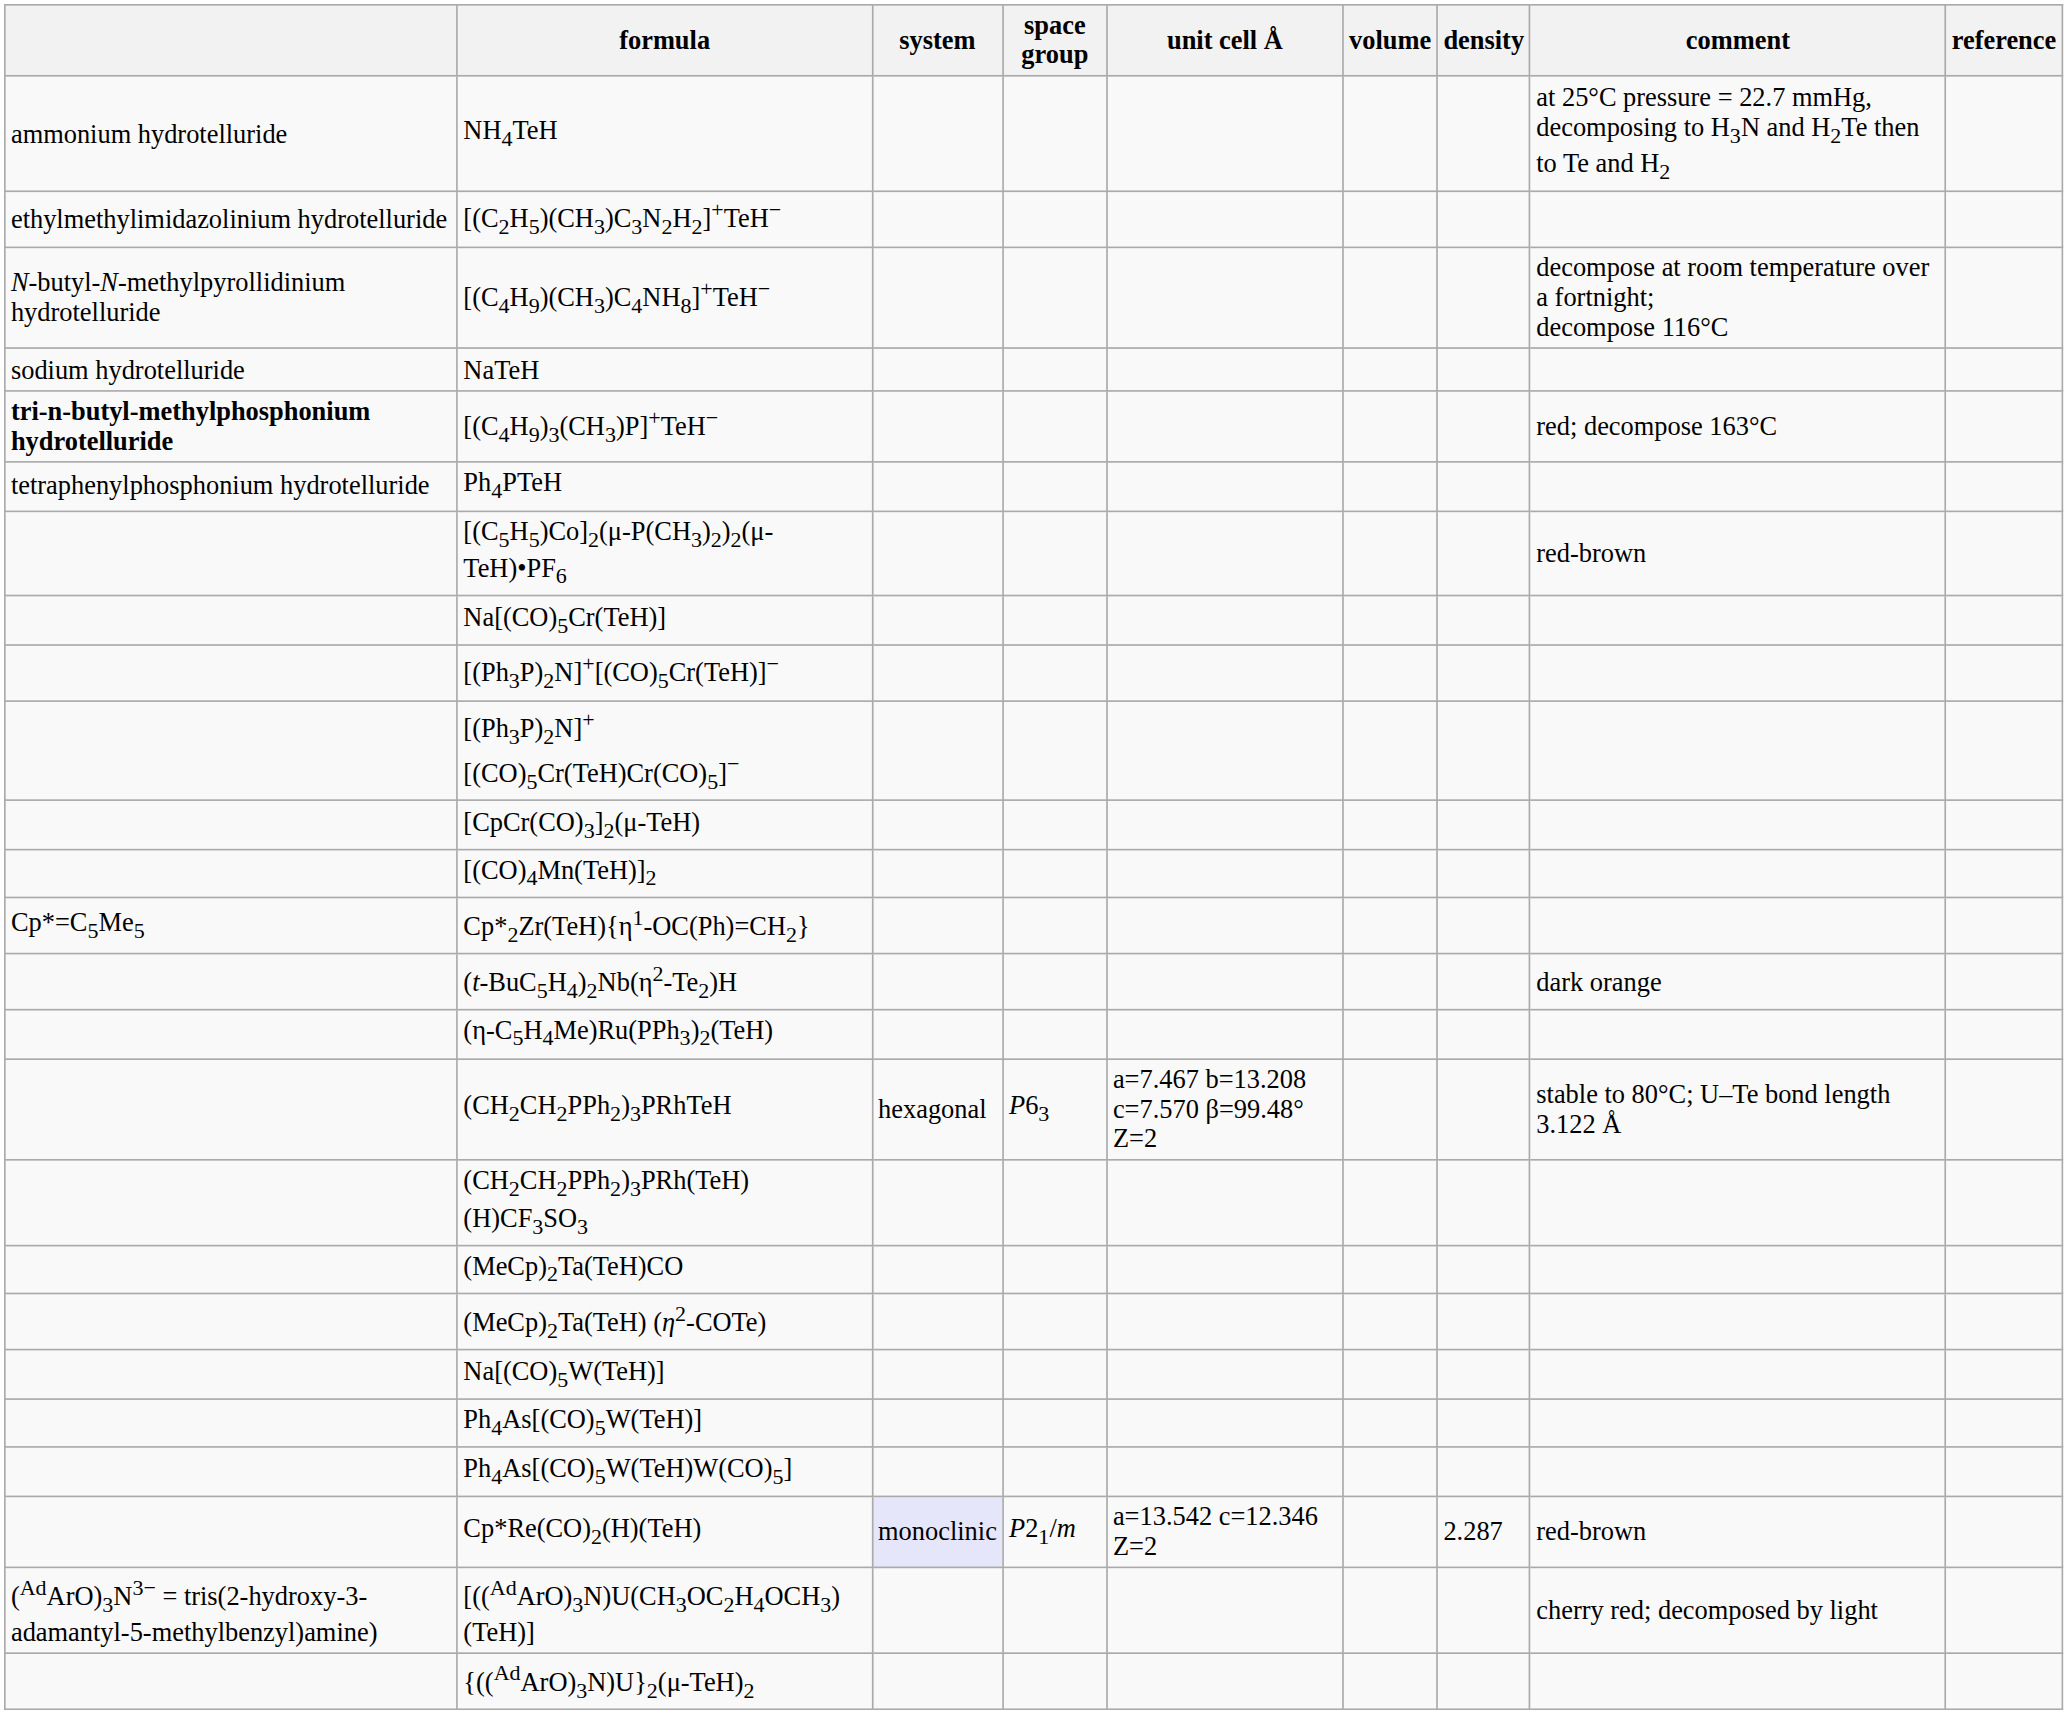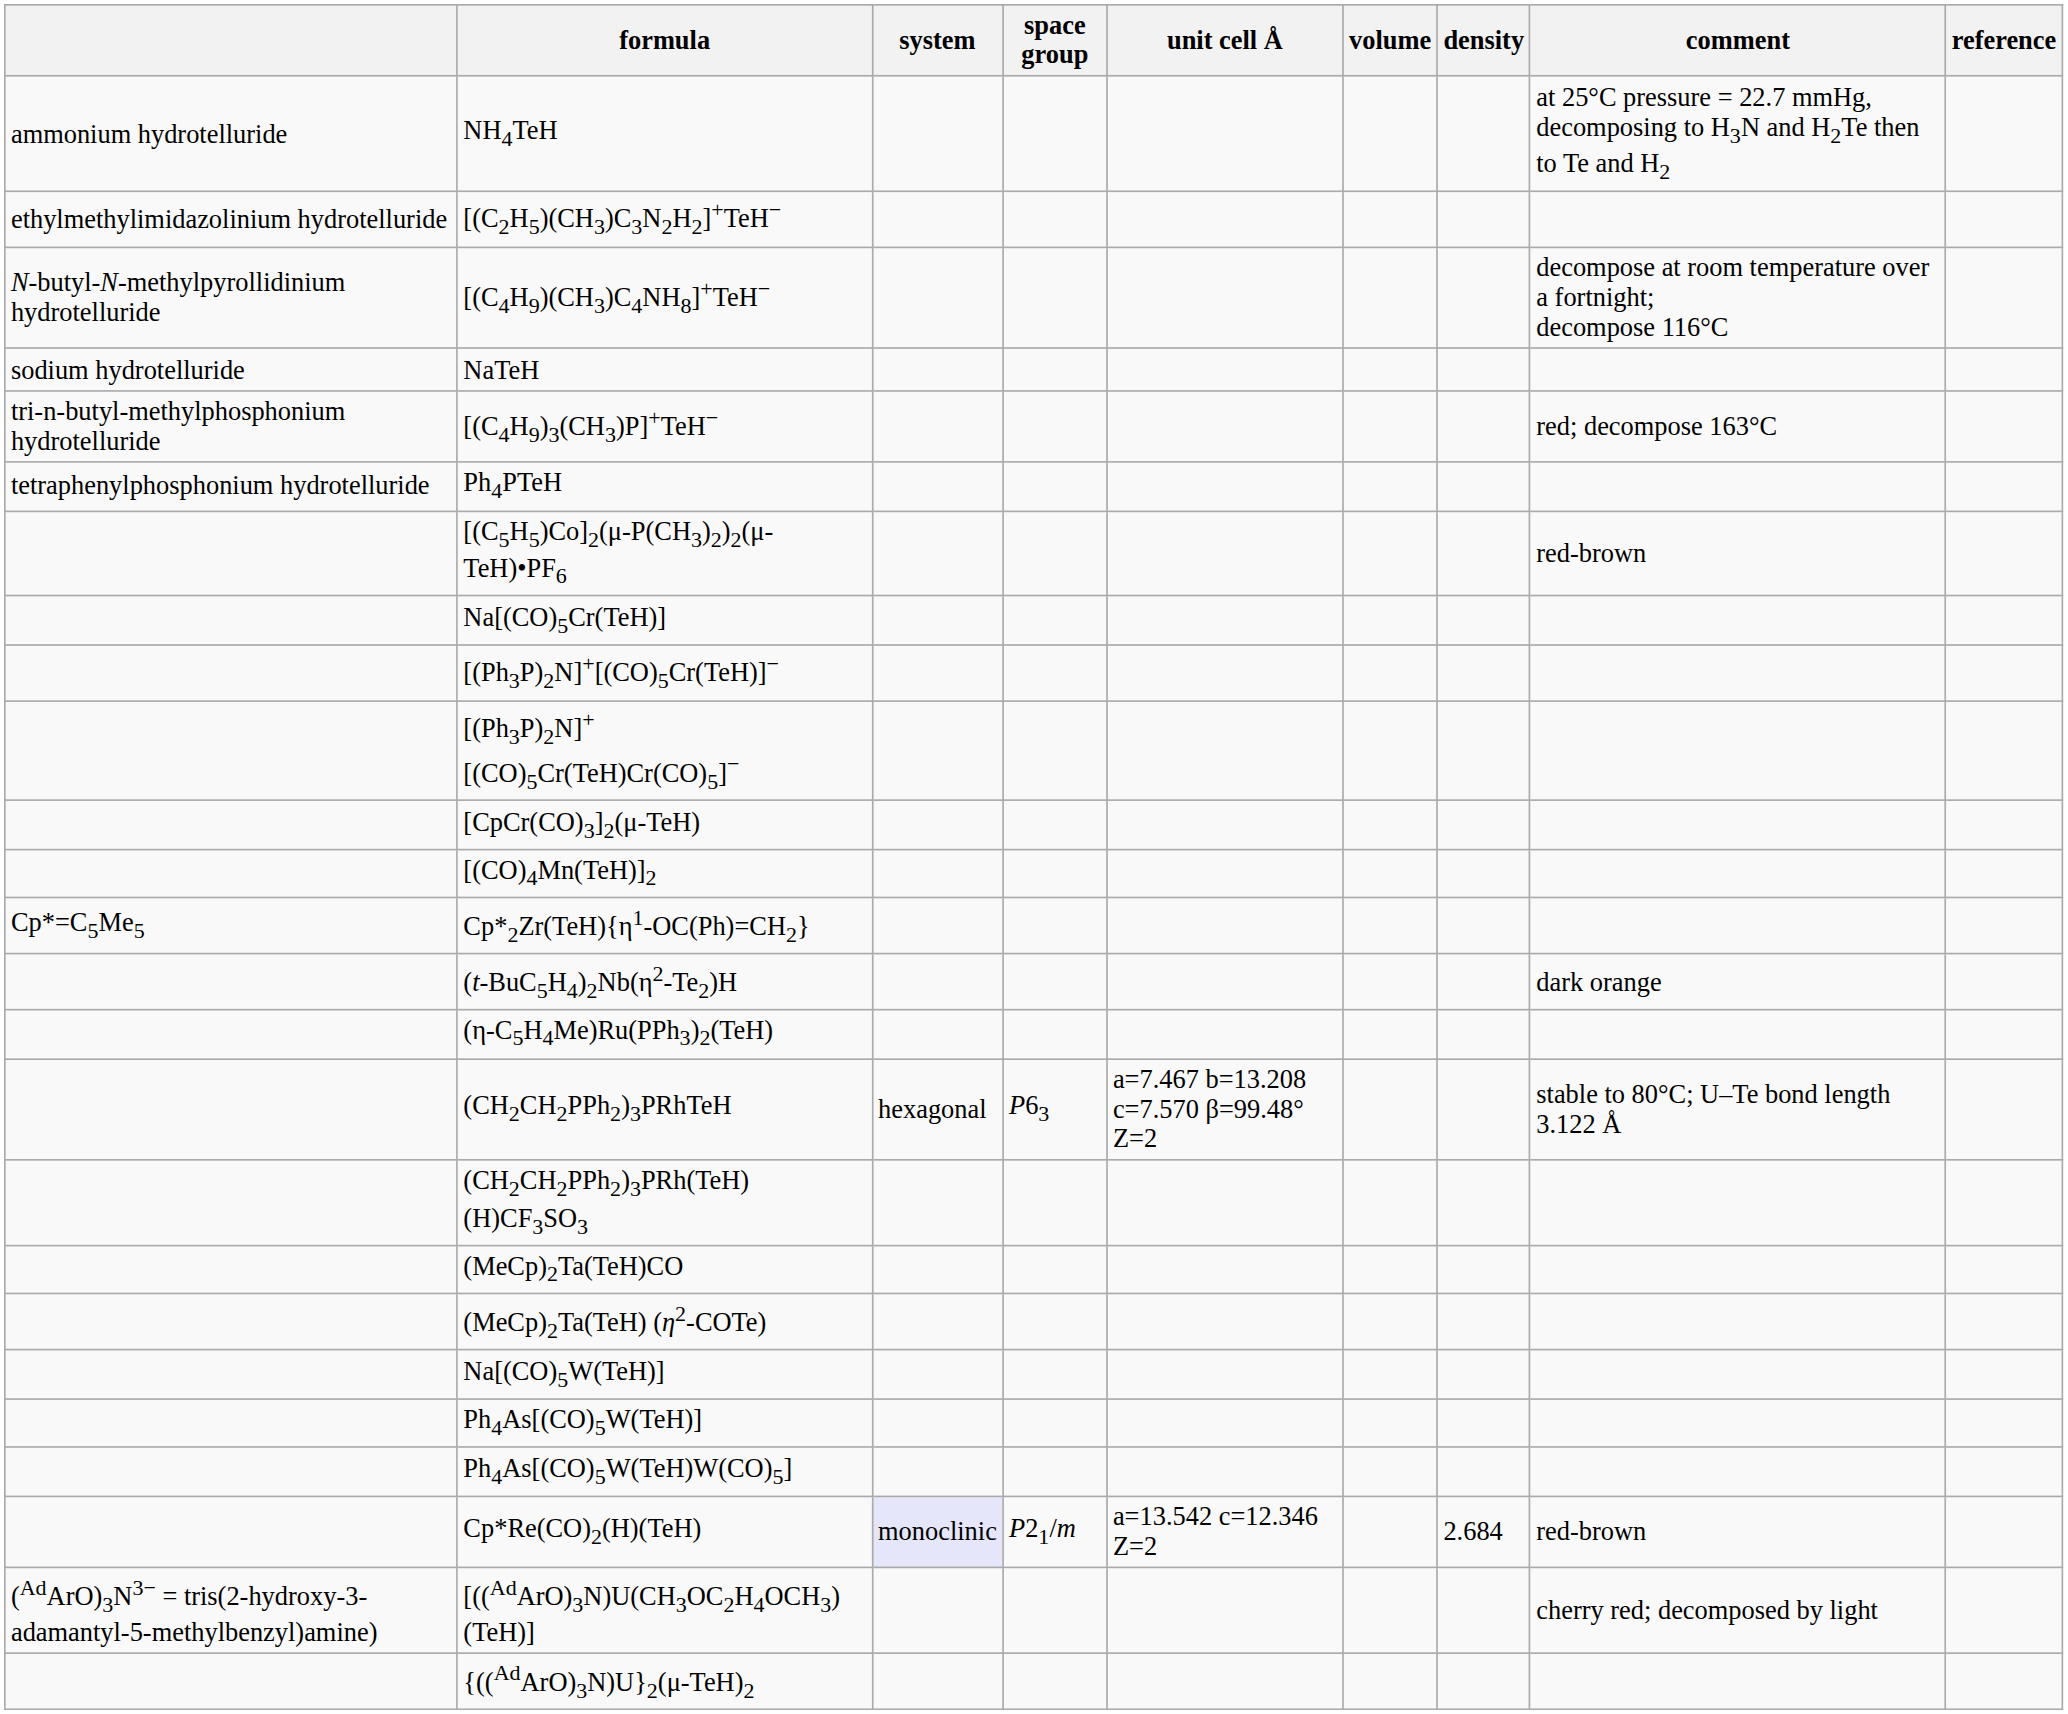(191, 425) bold -> (178, 425) normal
(1473, 1531) 2.287 -> (1473, 1531) 2.684
